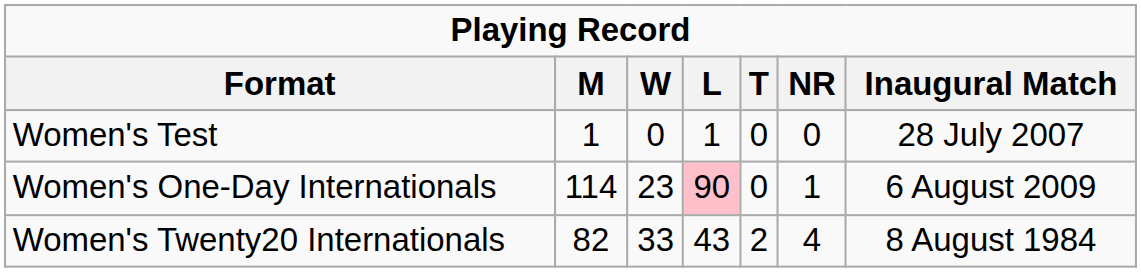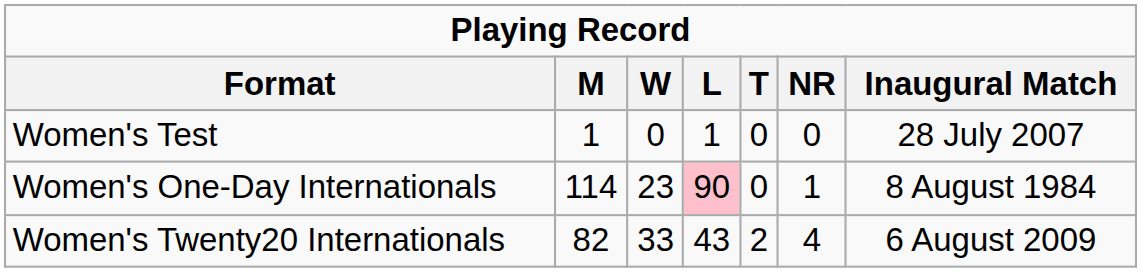(991, 187) 6 August 2009 -> (991, 187) 8 August 1984
(991, 239) 8 August 1984 -> (991, 239) 6 August 2009
